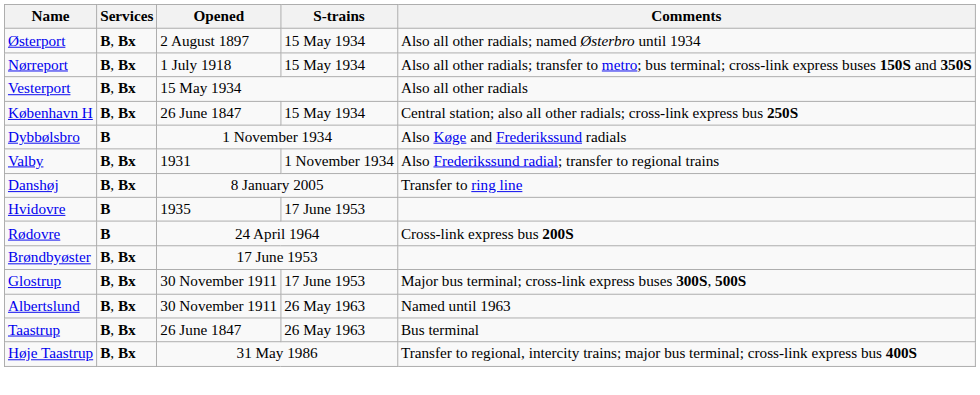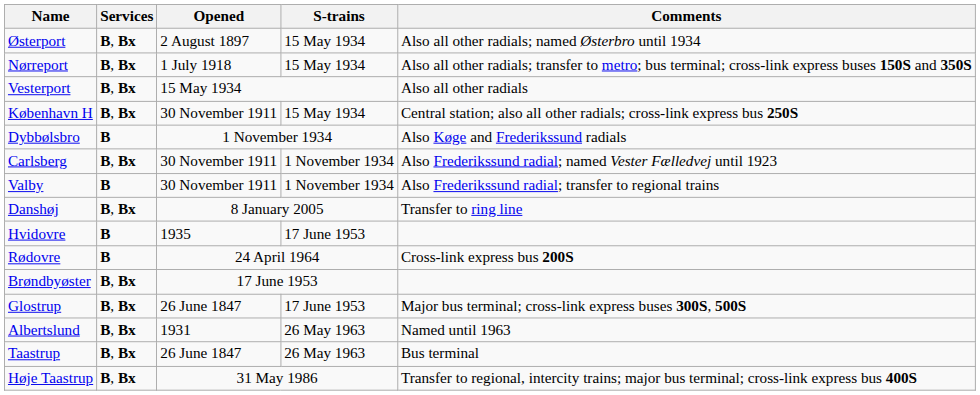(201, 112) 26 June 1847 -> (219, 112) 30 November 1911
+ row: (37, 161)
(118, 161) B, Bx -> (105, 185) B
(176, 161) 1931 -> (219, 185) 30 November 1911
(219, 281) 30 November 1911 -> (201, 305) 26 June 1847
(219, 305) 30 November 1911 -> (176, 329) 1931
